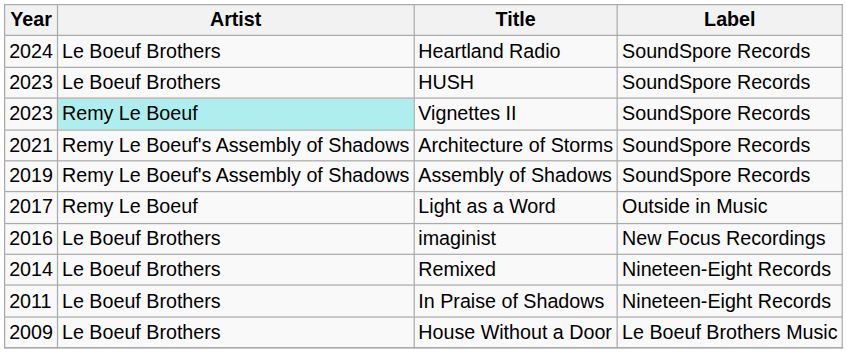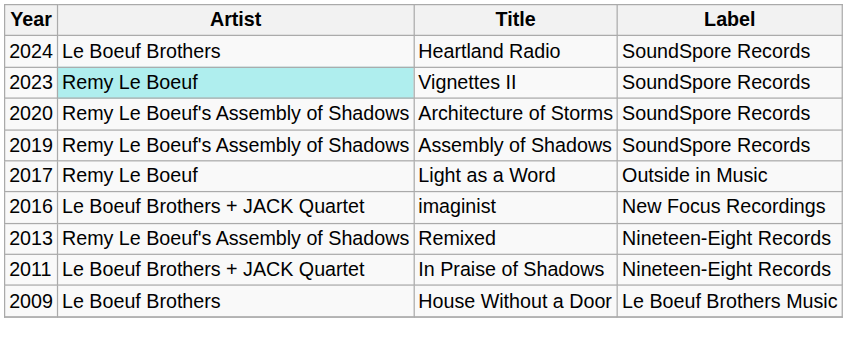- row: (446, 82)
(31, 144) 2021 -> (31, 113) 2020
(141, 238) Le Boeuf Brothers -> (213, 207) Le Boeuf Brothers + JACK Quartet
(31, 269) 2014 -> (31, 238) 2013
(141, 269) Le Boeuf Brothers -> (236, 238) Remy Le Boeuf's Assembly of Shadows
(141, 301) Le Boeuf Brothers -> (213, 269) Le Boeuf Brothers + JACK Quartet
